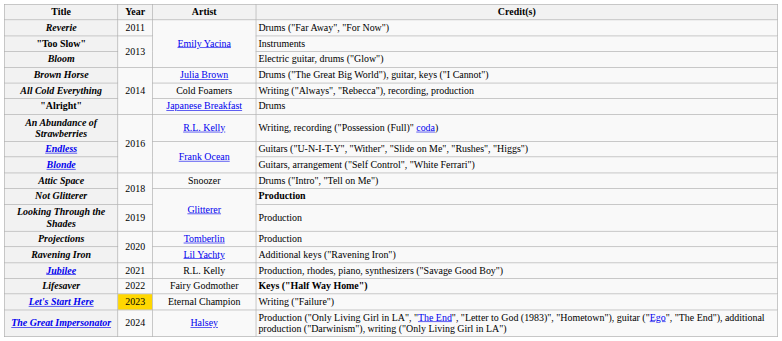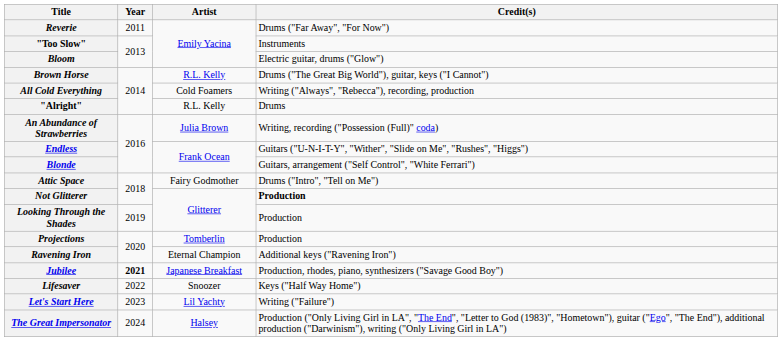(204, 75) Julia Brown -> (204, 75) R.L. Kelly
(204, 106) Japanese Breakfast -> (204, 106) R.L. Kelly
(204, 128) R.L. Kelly -> (204, 128) Julia Brown
(204, 180) Snoozer -> (204, 180) Fairy Godmother
(204, 254) Lil Yachty -> (204, 254) Eternal Champion
(135, 270) normal -> (135, 270) bold
(204, 270) R.L. Kelly -> (204, 270) Japanese Breakfast
(204, 286) Fairy Godmother -> (204, 286) Snoozer
(313, 286) bold -> (309, 286) normal
(135, 302) gold background -> (135, 302) no background
(204, 302) Eternal Champion -> (204, 302) Lil Yachty
